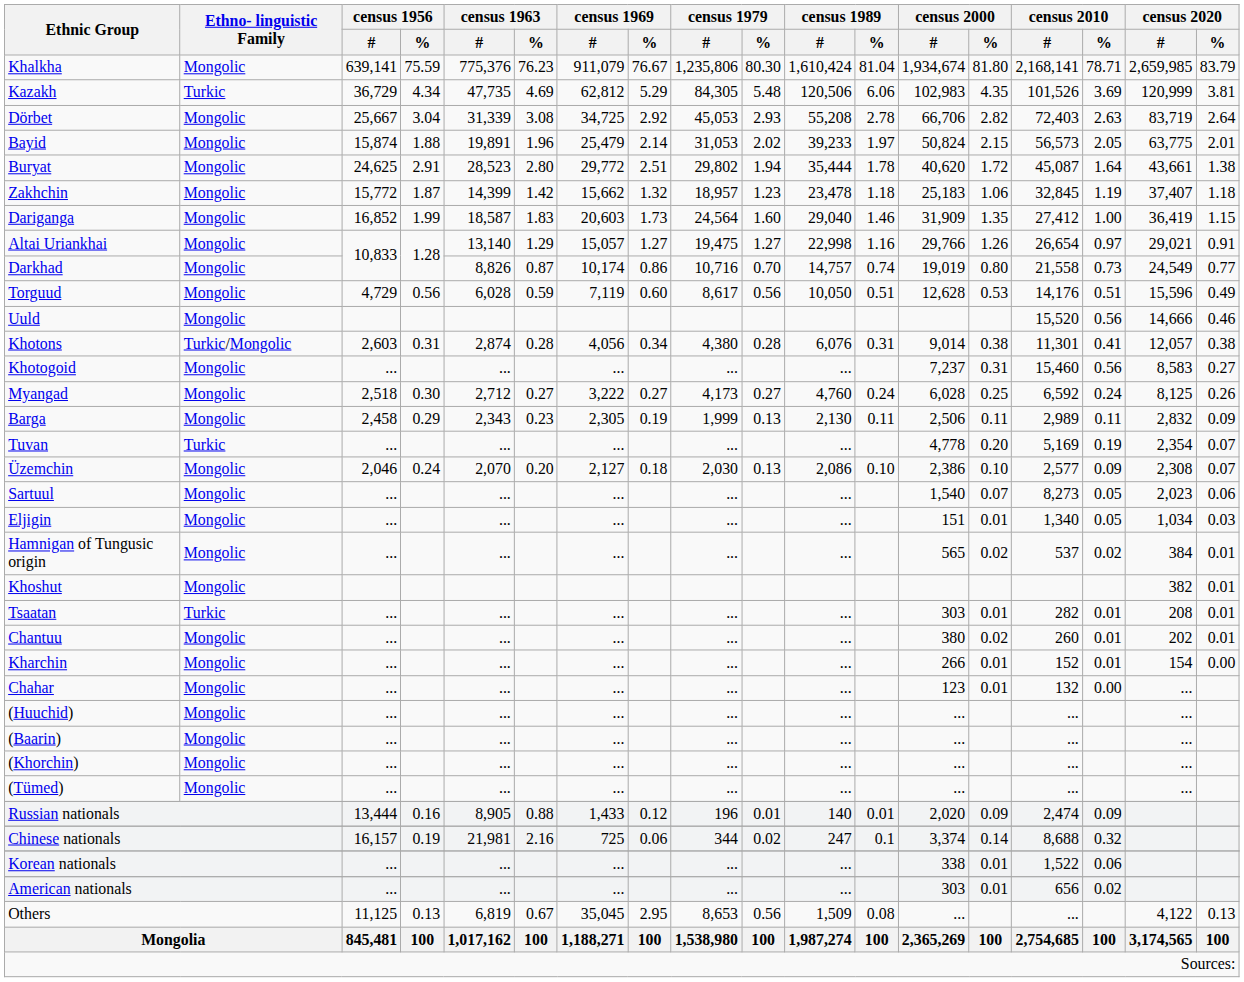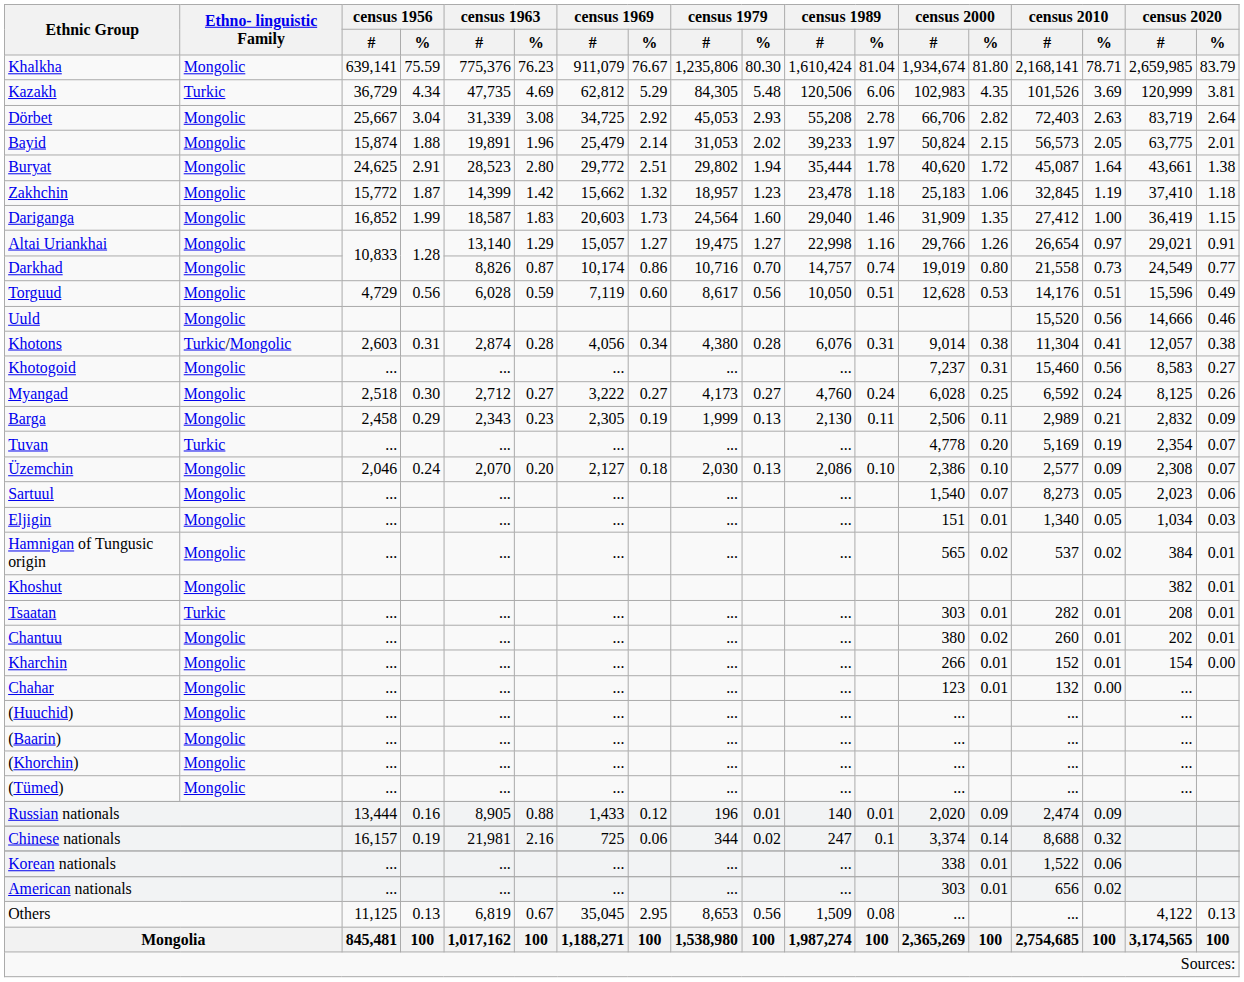(1171, 192) 37,407 -> (1171, 192) 37,410
(1057, 343) 11,301 -> (1057, 343) 11,304
(1108, 419) 0.11 -> (1108, 419) 0.21
